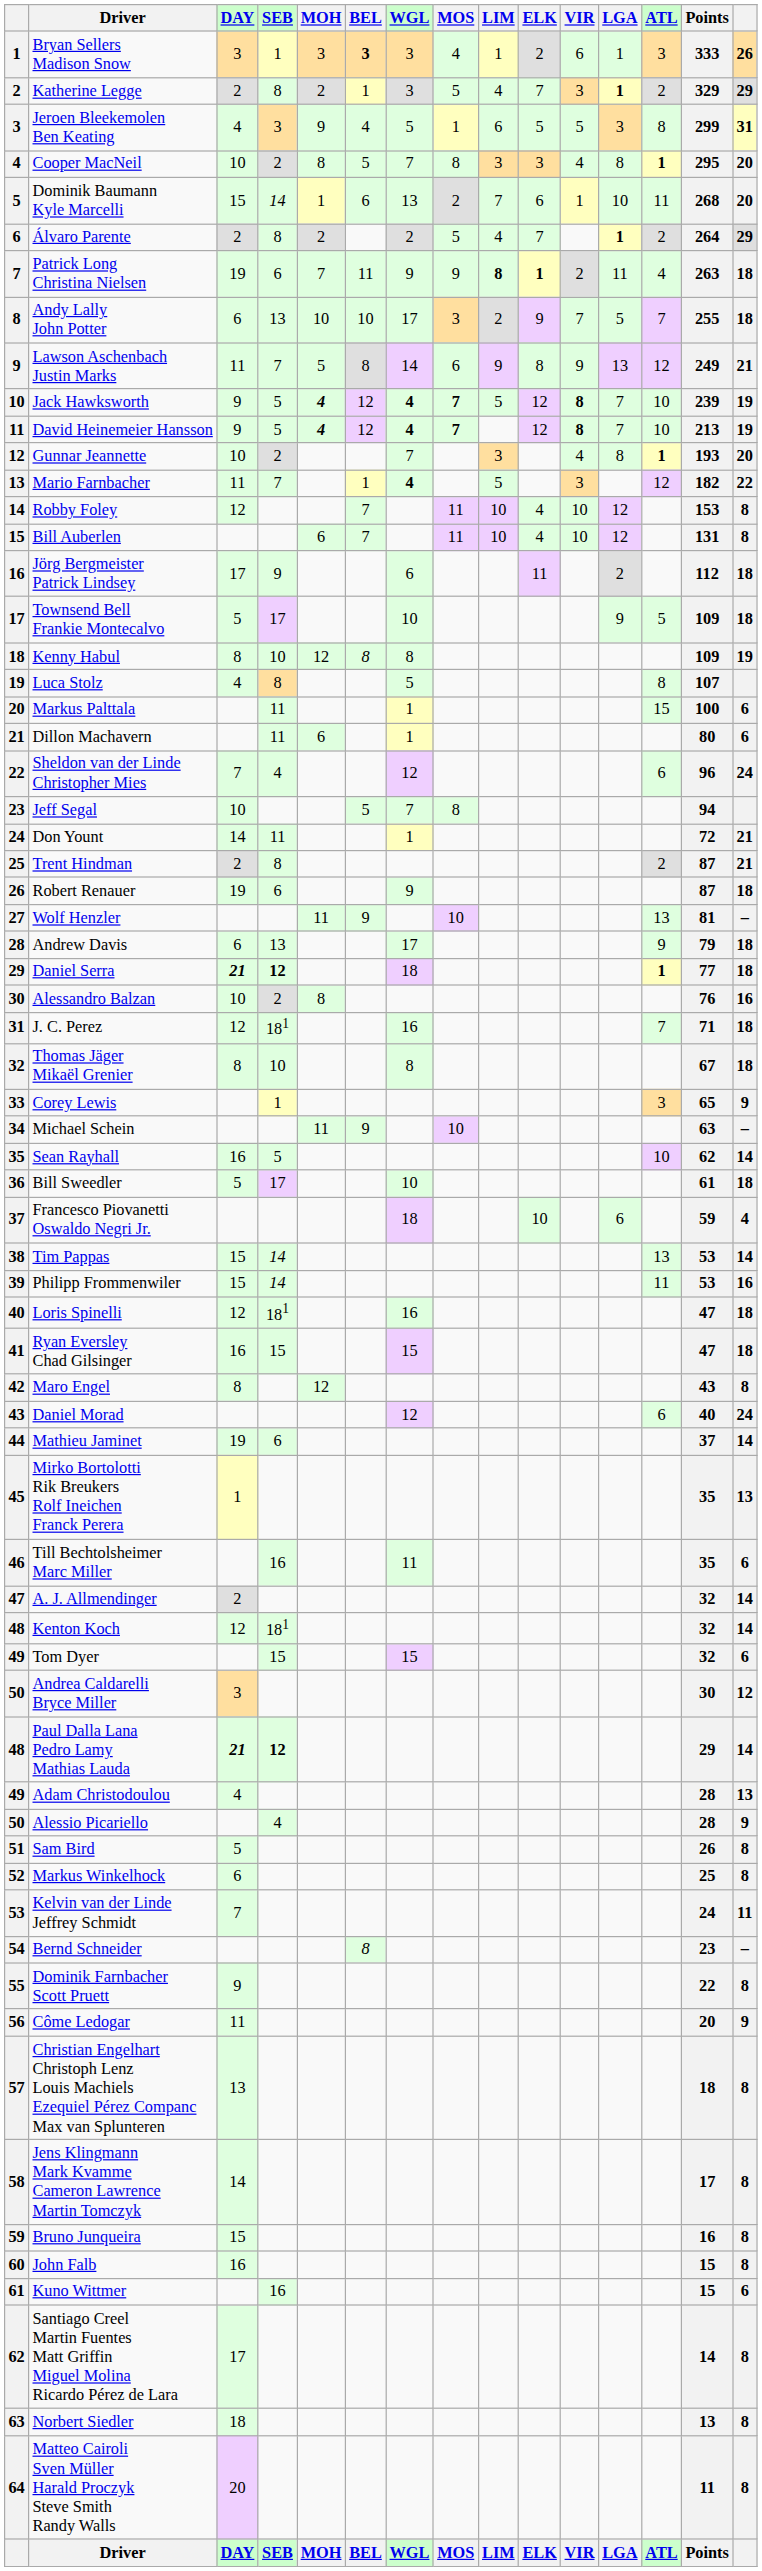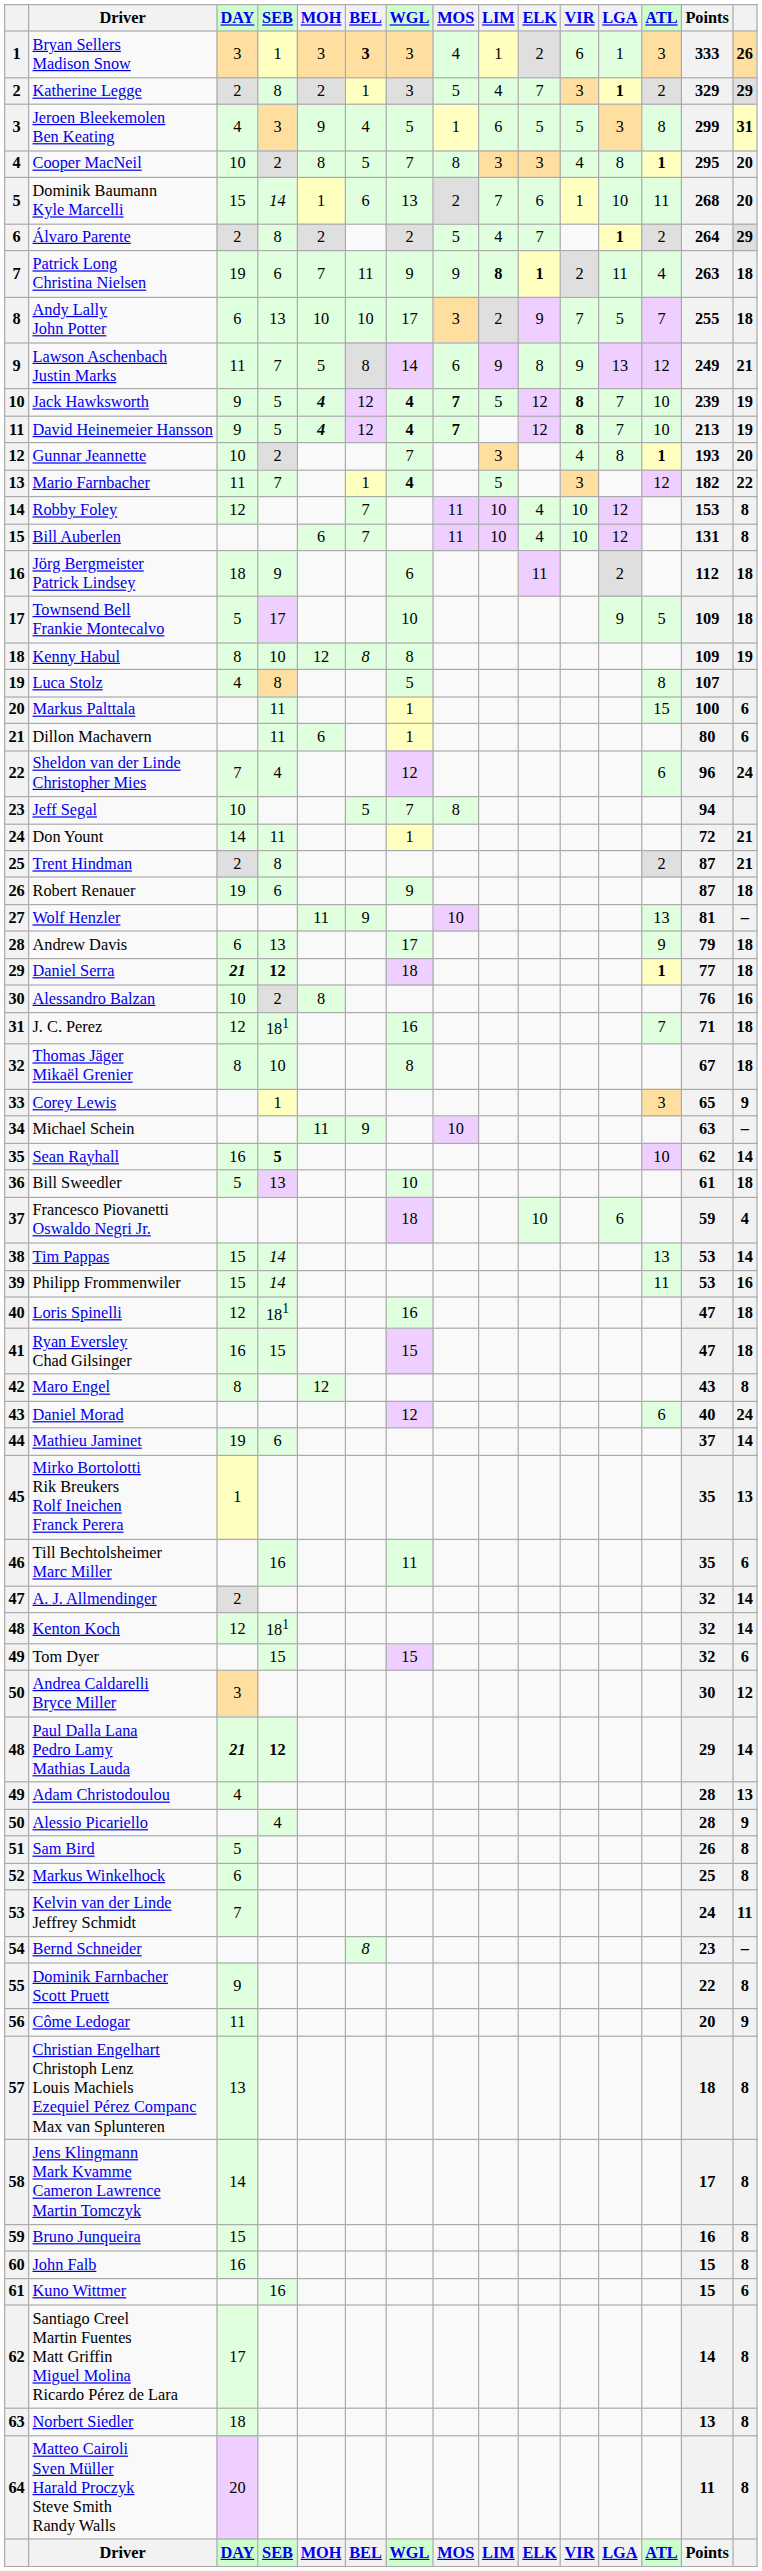(237, 573) 17 -> (237, 573) 18
(278, 1156) normal -> (278, 1156) bold
(278, 1183) 17 -> (278, 1183) 13
